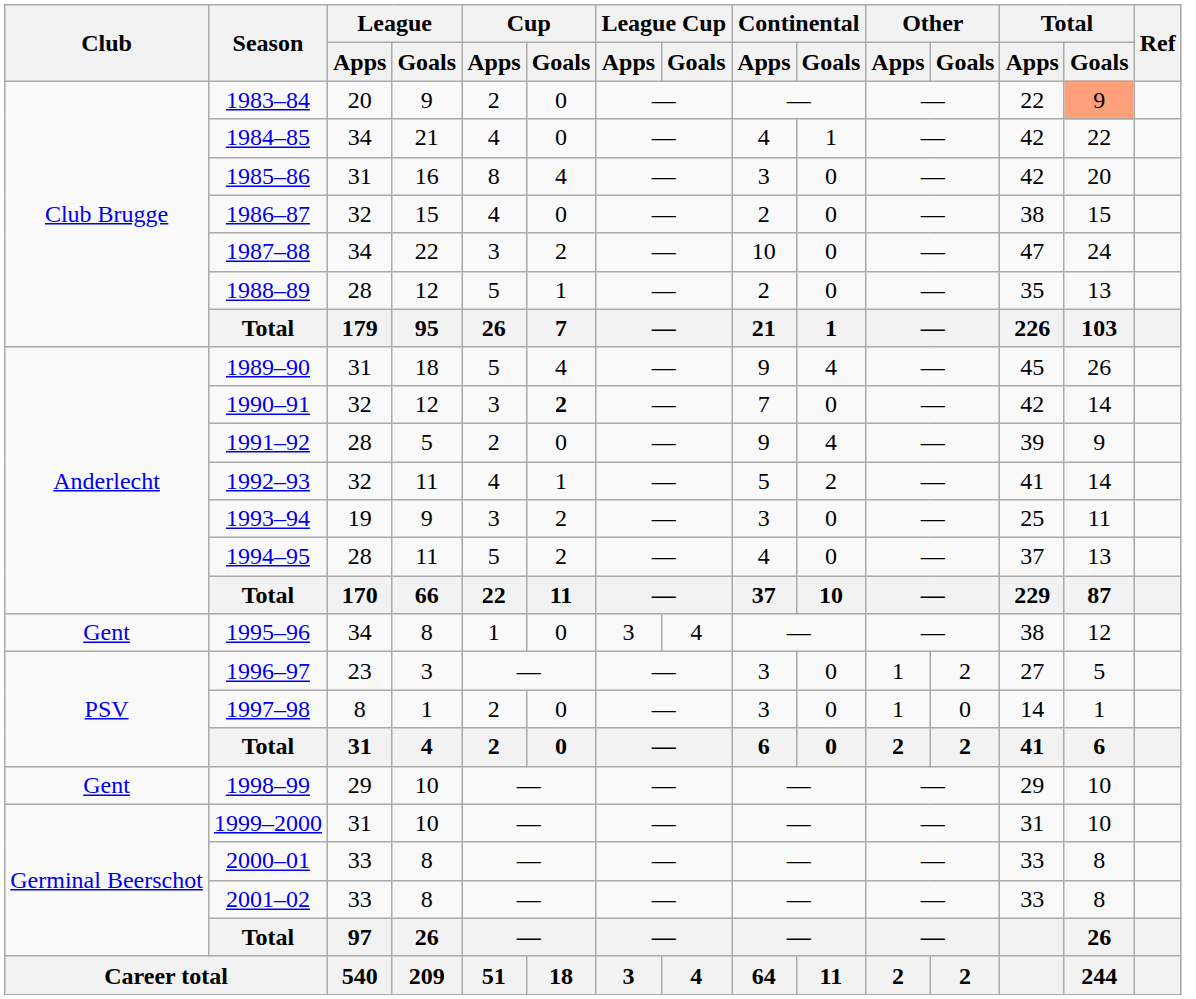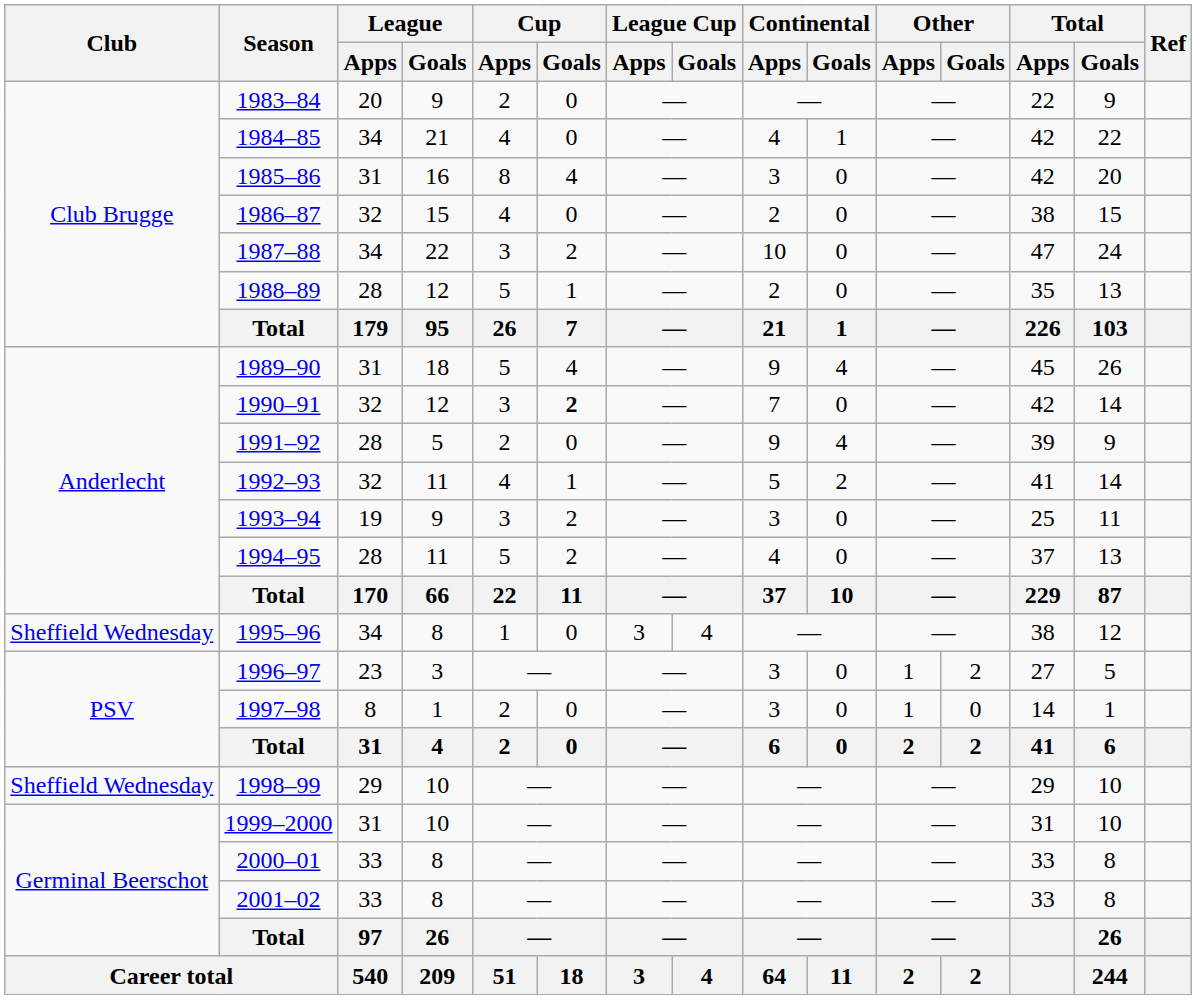(1099, 99) lightsalmon background -> (1110, 99) no background
(107, 632) Gent -> (112, 632) Sheffield Wednesday
(107, 784) Gent -> (112, 784) Sheffield Wednesday
